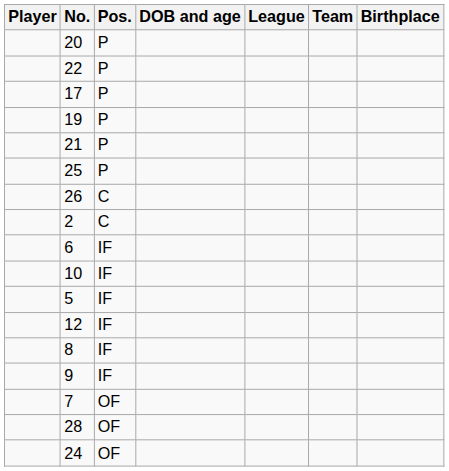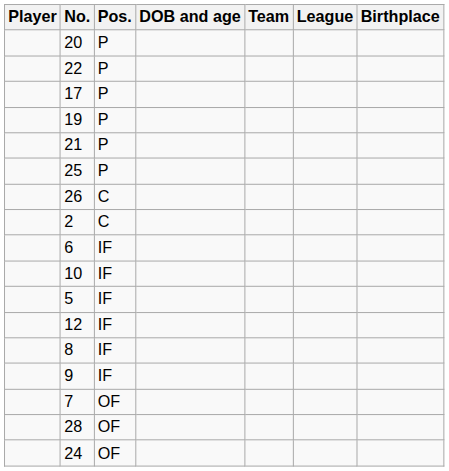columns swapped: (333, 17) <-> (276, 17)
